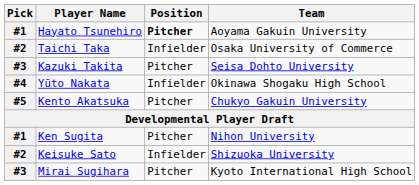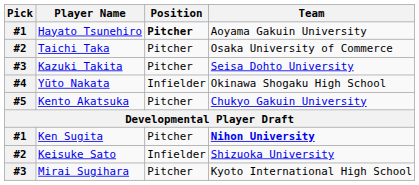(176, 48) Infielder -> (170, 48) Pitcher
(263, 136) normal -> (263, 136) bold
